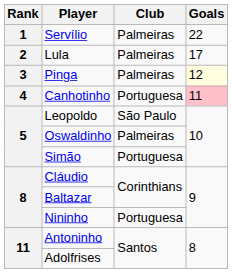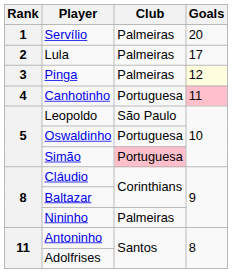(196, 34) 22 -> (196, 34) 20
(146, 136) Palmeiras -> (150, 136) Portuguesa
(150, 156) no background -> (150, 156) pink background
(150, 217) Portuguesa -> (146, 217) Palmeiras
